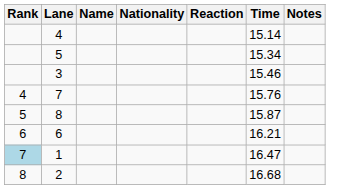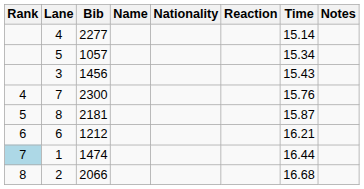+ column: (93, 14)
(265, 74) 15.46 -> (299, 74) 15.43
(265, 154) 16.47 -> (299, 154) 16.44
